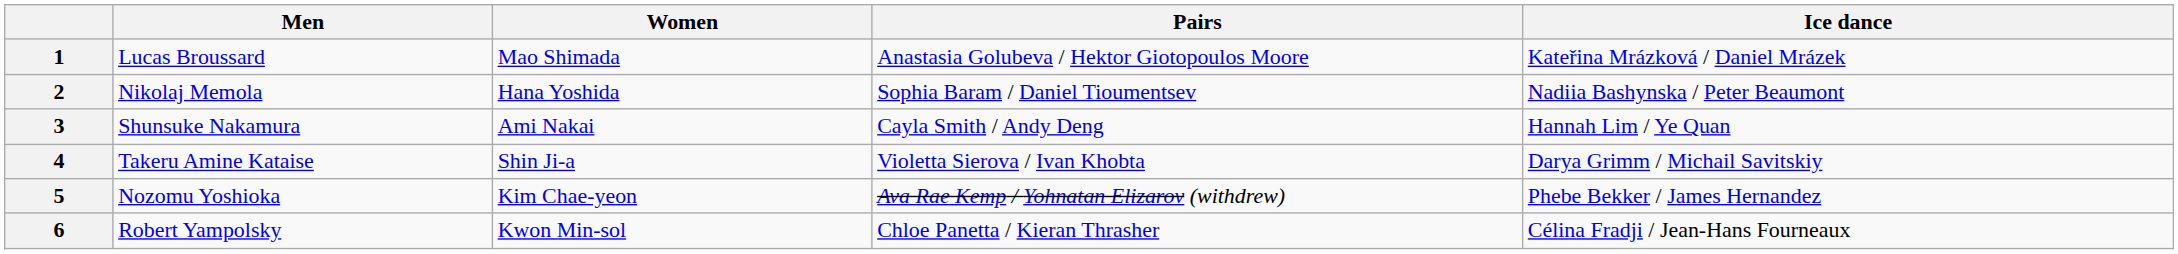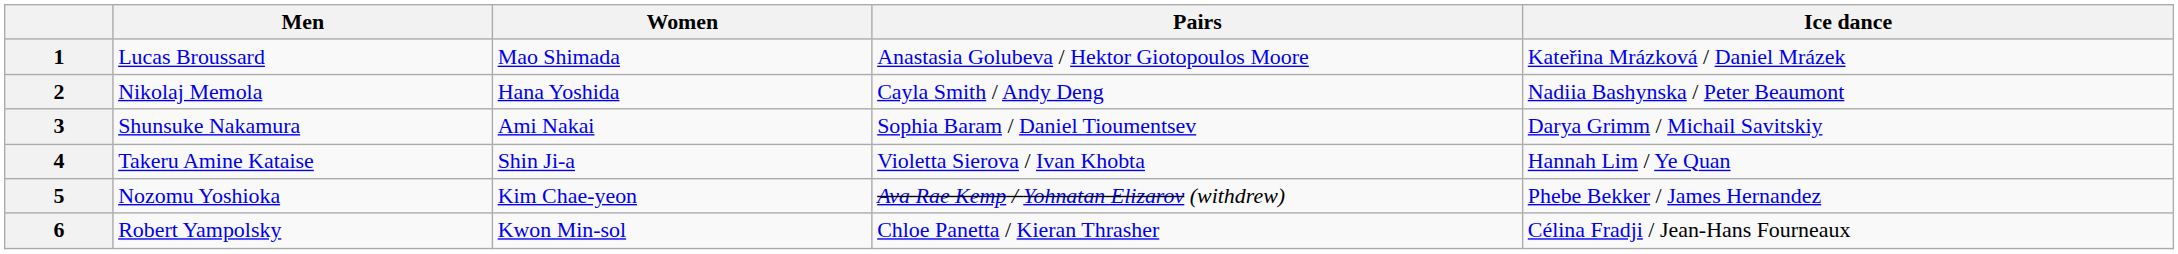(1037, 91) Sophia Baram / Daniel Tioumentsev -> (990, 91) Cayla Smith / Andy Deng
(990, 126) Cayla Smith / Andy Deng -> (1037, 126) Sophia Baram / Daniel Tioumentsev
(1629, 126) Hannah Lim / Ye Quan -> (1675, 126) Darya Grimm / Michail Savitskiy
(1675, 160) Darya Grimm / Michail Savitskiy -> (1629, 160) Hannah Lim / Ye Quan
